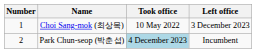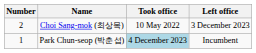(21, 26) 1 -> (21, 26) 2
(21, 41) 2 -> (21, 41) 1
